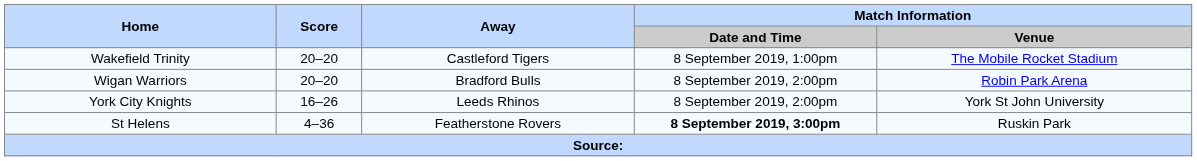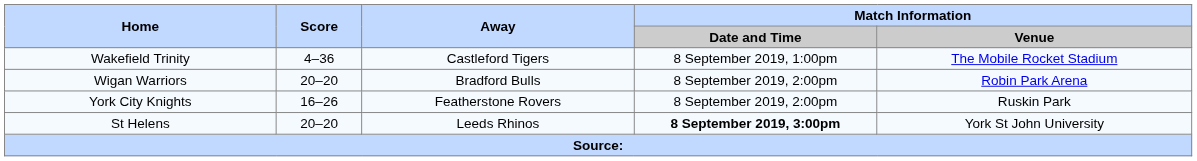(319, 59) 20–20 -> (319, 59) 4–36
(498, 102) Leeds Rhinos -> (498, 102) Featherstone Rovers
(1034, 102) York St John University -> (1034, 102) Ruskin Park
(319, 123) 4–36 -> (319, 123) 20–20
(498, 123) Featherstone Rovers -> (498, 123) Leeds Rhinos
(1034, 123) Ruskin Park -> (1034, 123) York St John University
